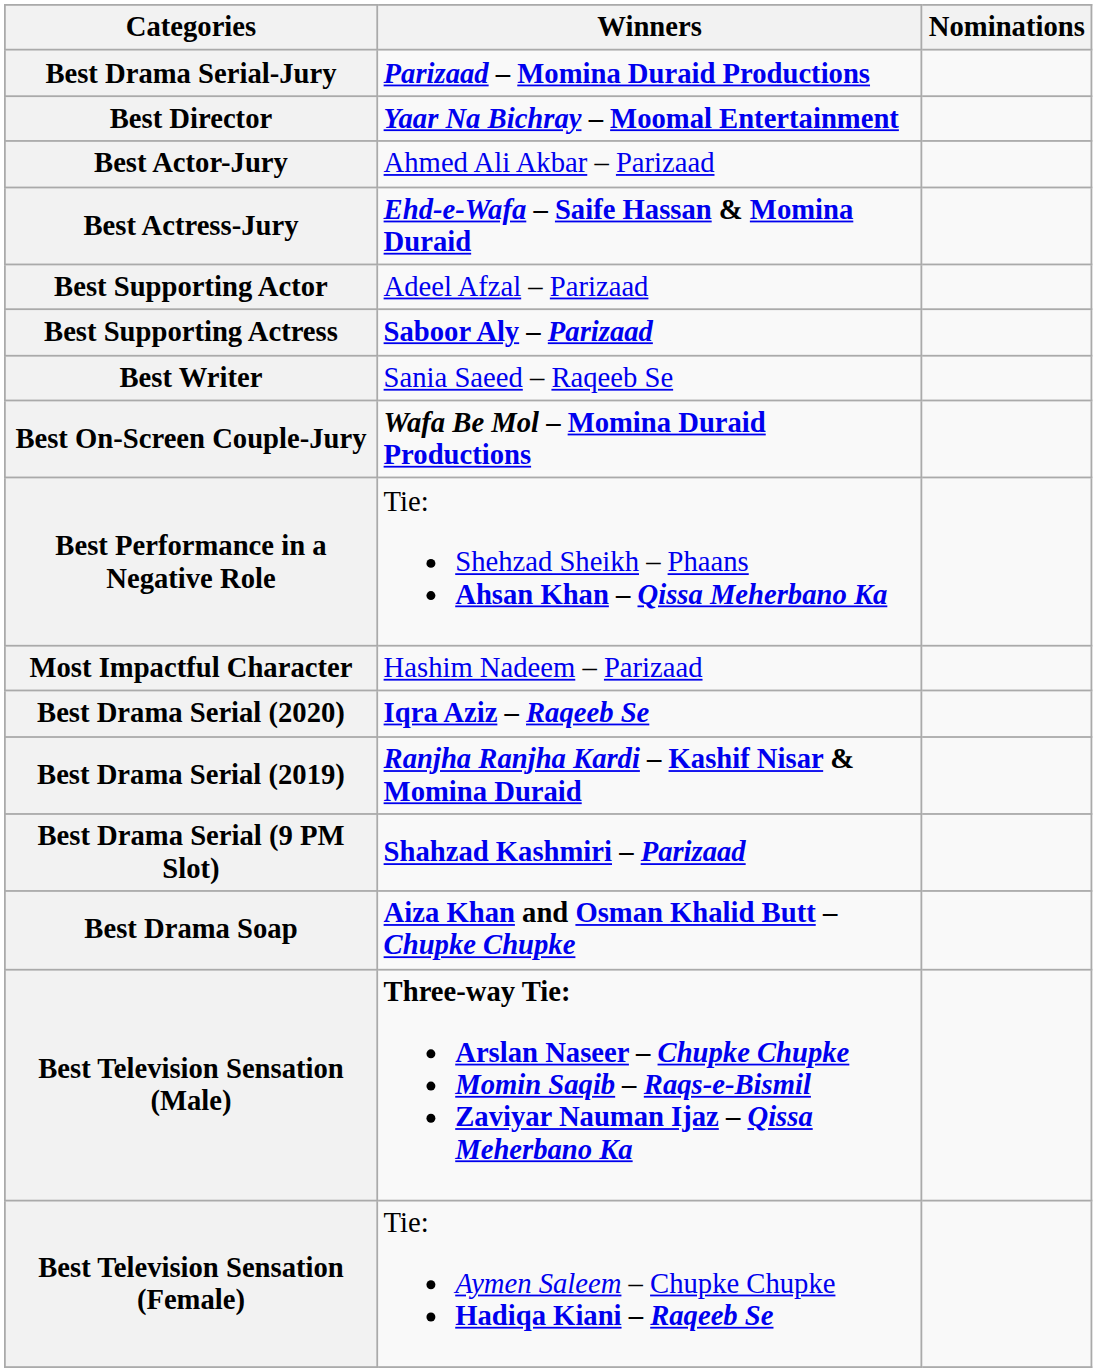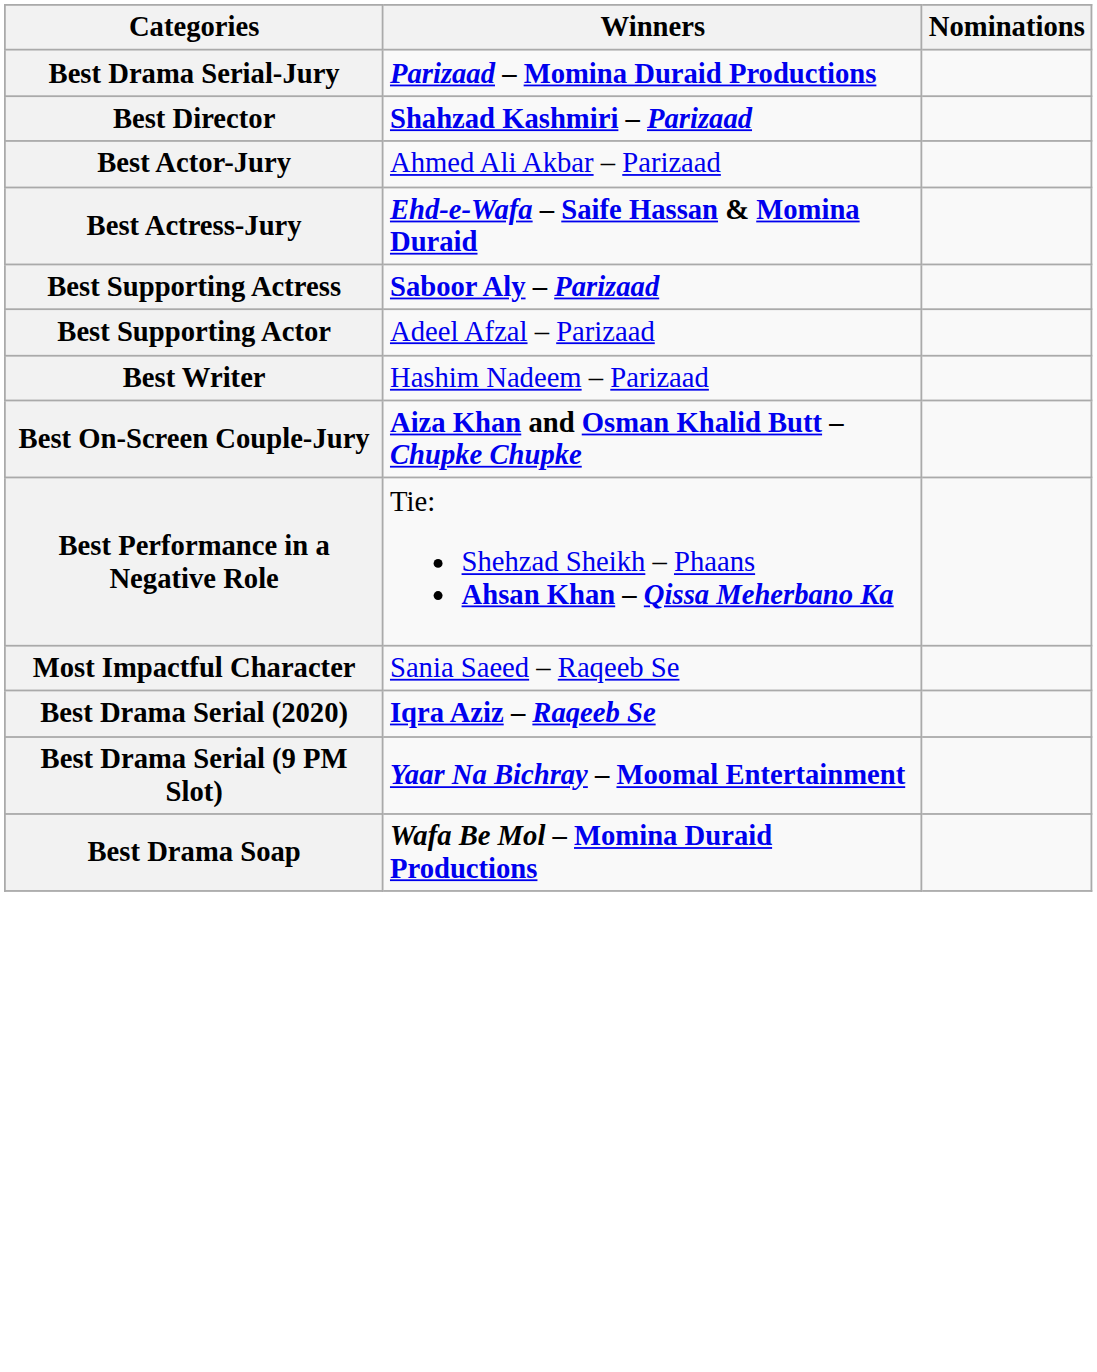(641, 118) Yaar Na Bichray – Moomal Entertainment -> (571, 118) Shahzad Kashmiri – Parizaad
rows swapped: (191, 286) <-> (191, 331)
(528, 377) Sania Saeed – Raqeeb Se -> (549, 377) Hashim Nadeem – Parizaad
(575, 438) Wafa Be Mol – Momina Duraid Productions -> (617, 438) Aiza Khan and Osman Khalid Butt – Chupke Chupke
(543, 667) Hashim Nadeem – Parizaad -> (535, 667) Sania Saeed – Raqeeb Se
- row: (191, 774)
(565, 852) Shahzad Kashmiri – Parizaad -> (648, 774) Yaar Na Bichray – Moomal Entertainment
(610, 929) Aiza Khan and Osman Khalid Butt – Chupke Chupke -> (581, 852) Wafa Be Mol – Momina Duraid Productions
- row: (191, 1084)
- row: (191, 1283)
